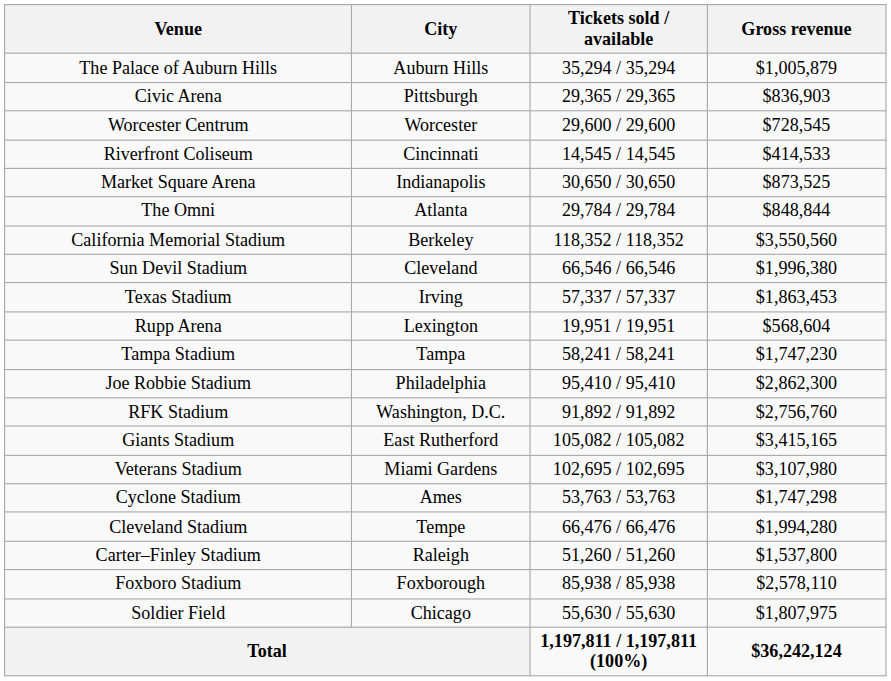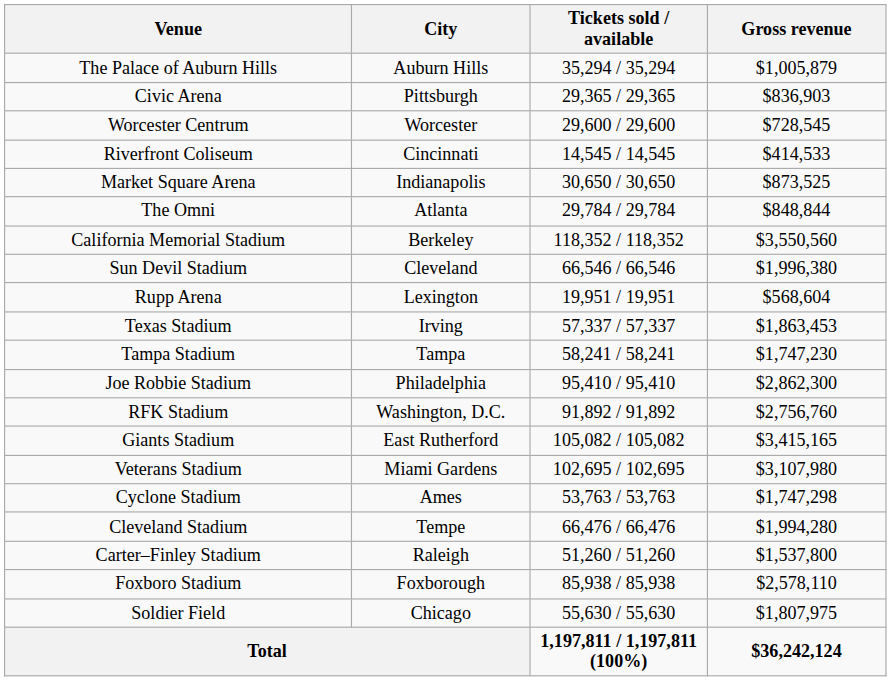rows swapped: (178, 297) <-> (178, 325)
